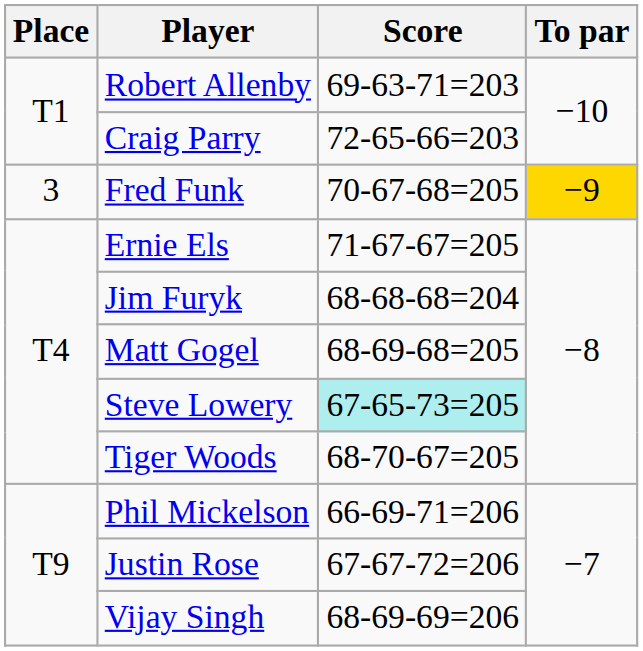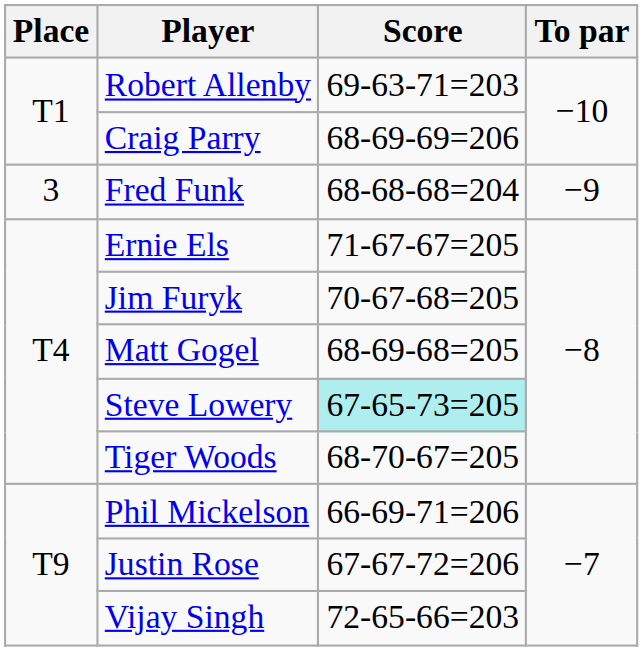(423, 137) 72-65-66=203 -> (423, 137) 68-69-69=206
(423, 191) 70-67-68=205 -> (423, 191) 68-68-68=204
(582, 191) gold background -> (582, 191) no background
(423, 297) 68-68-68=204 -> (423, 297) 70-67-68=205
(423, 617) 68-69-69=206 -> (423, 617) 72-65-66=203
